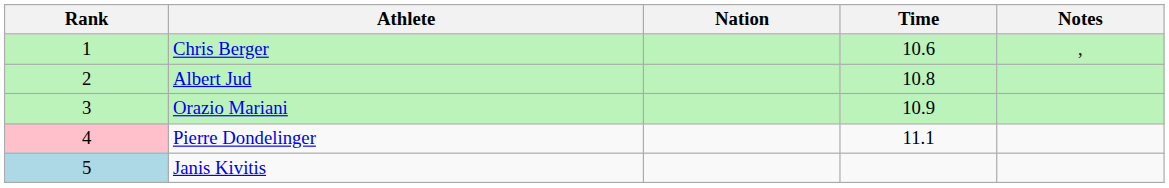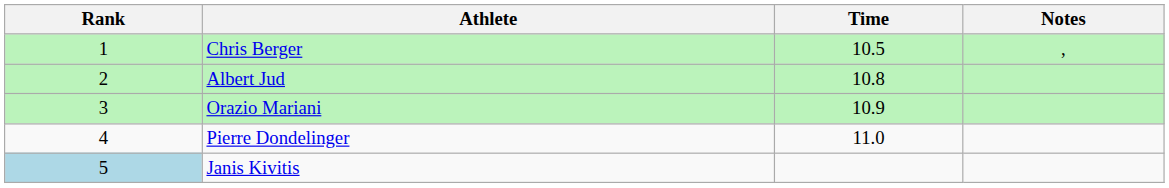- column: (742, 19)
(919, 49) 10.6 -> (869, 49) 10.5
(87, 138) pink background -> (103, 138) no background
(919, 138) 11.1 -> (869, 138) 11.0
